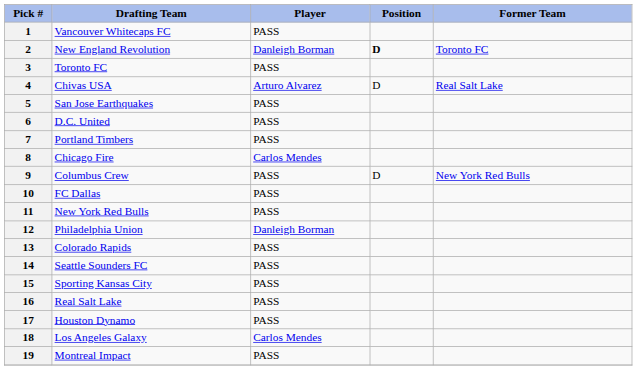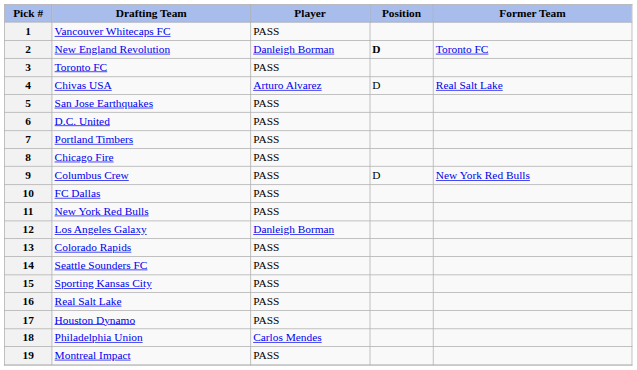(287, 157) Carlos Mendes -> (266, 157) PASS
(99, 229) Philadelphia Union -> (101, 229) Los Angeles Galaxy
(101, 337) Los Angeles Galaxy -> (99, 337) Philadelphia Union
